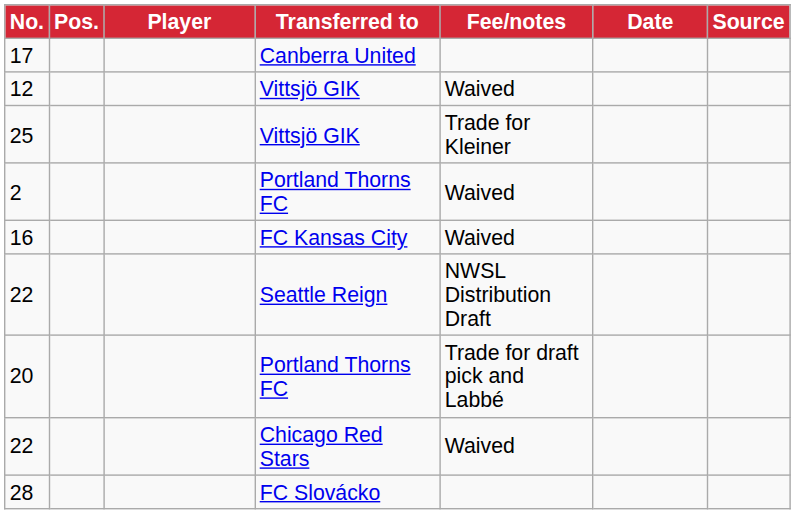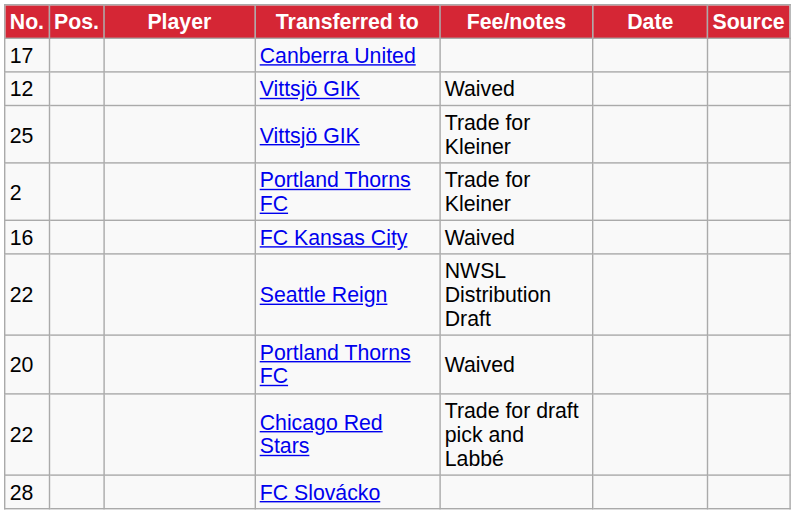(480, 192) Waived -> (488, 192) Trade for Kleiner
(512, 377) Trade for draft pick and Labbé -> (480, 365) Waived
(480, 446) Waived -> (512, 434) Trade for draft pick and Labbé
